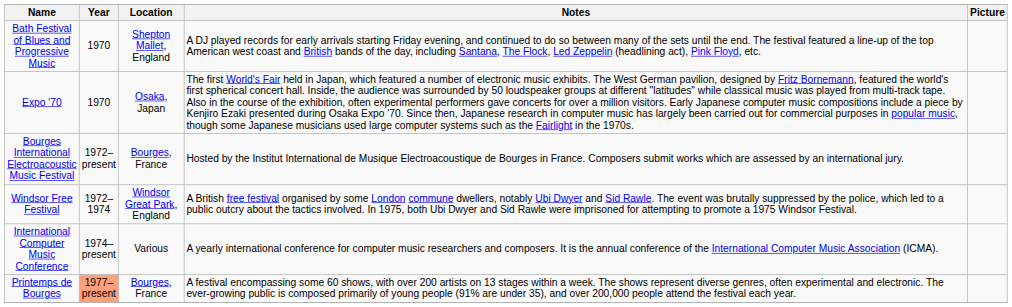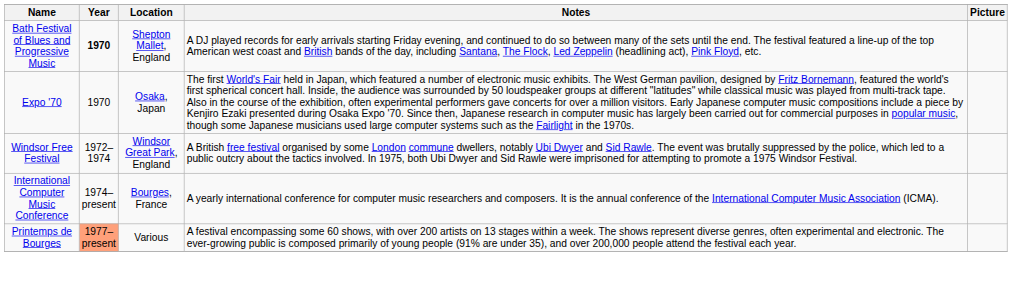(99, 46) normal -> (99, 46) bold
- row: (42, 159)
(151, 249) Various -> (151, 198) Bourges, France
(151, 288) Bourges, France -> (151, 237) Various
